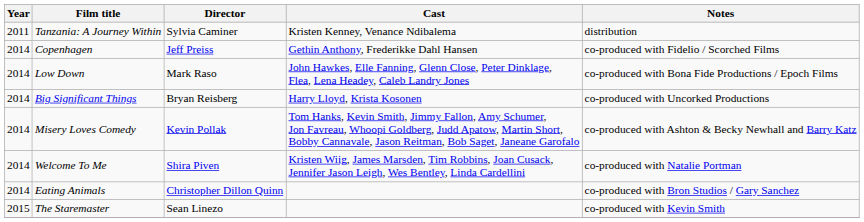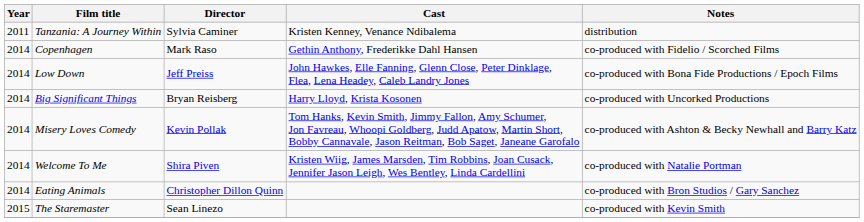(190, 49) Jeff Preiss -> (192, 49) Mark Raso
(192, 73) Mark Raso -> (190, 73) Jeff Preiss
